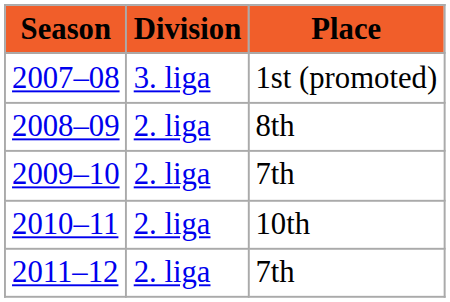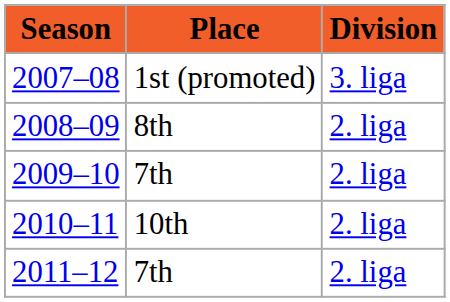columns swapped: (187, 28) <-> (346, 28)
